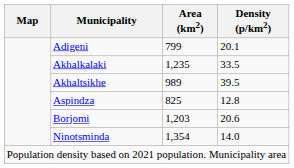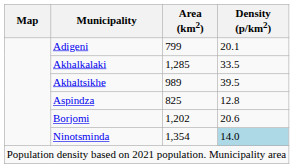(177, 64) 1,235 -> (177, 64) 1,285
(177, 118) 1,203 -> (177, 118) 1,202
(230, 136) no background -> (230, 136) lightblue background
